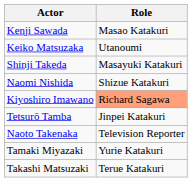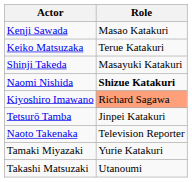(120, 47) Utanoumi -> (131, 47) Terue Katakuri
(134, 82) normal -> (137, 82) bold
(131, 168) Terue Katakuri -> (120, 168) Utanoumi
